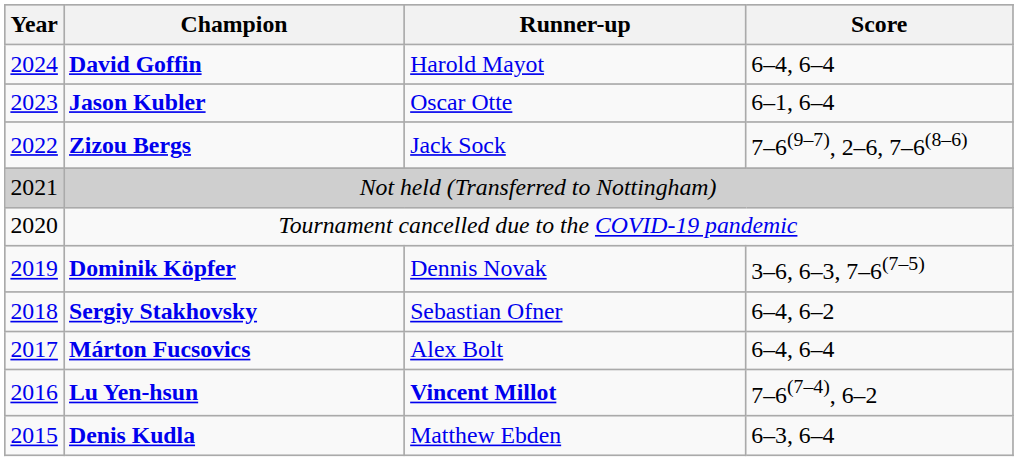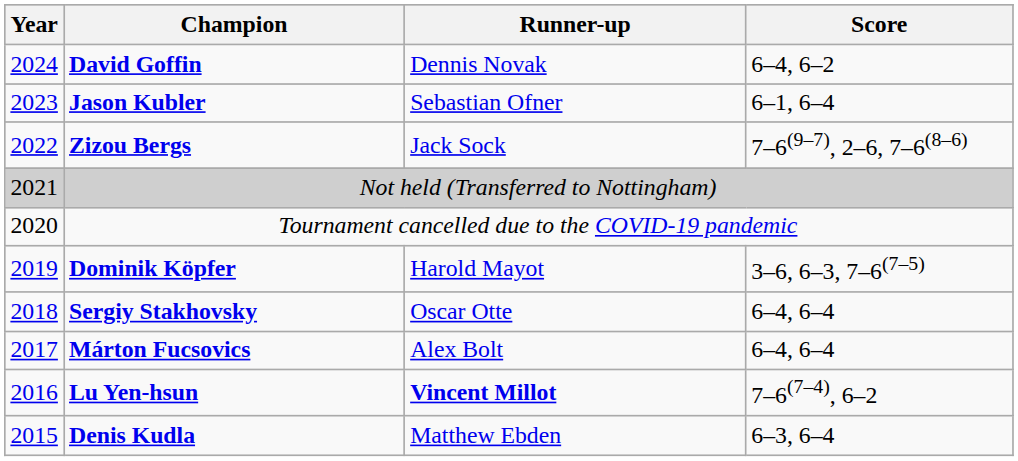(477, 63) Harold Mayot -> (478, 63) Dennis Novak
(793, 63) 6–4, 6–4 -> (793, 63) 6–4, 6–2
(461, 102) Oscar Otte -> (486, 102) Sebastian Ofner
(478, 268) Dennis Novak -> (477, 268) Harold Mayot
(486, 311) Sebastian Ofner -> (461, 311) Oscar Otte
(793, 311) 6–4, 6–2 -> (793, 311) 6–4, 6–4
